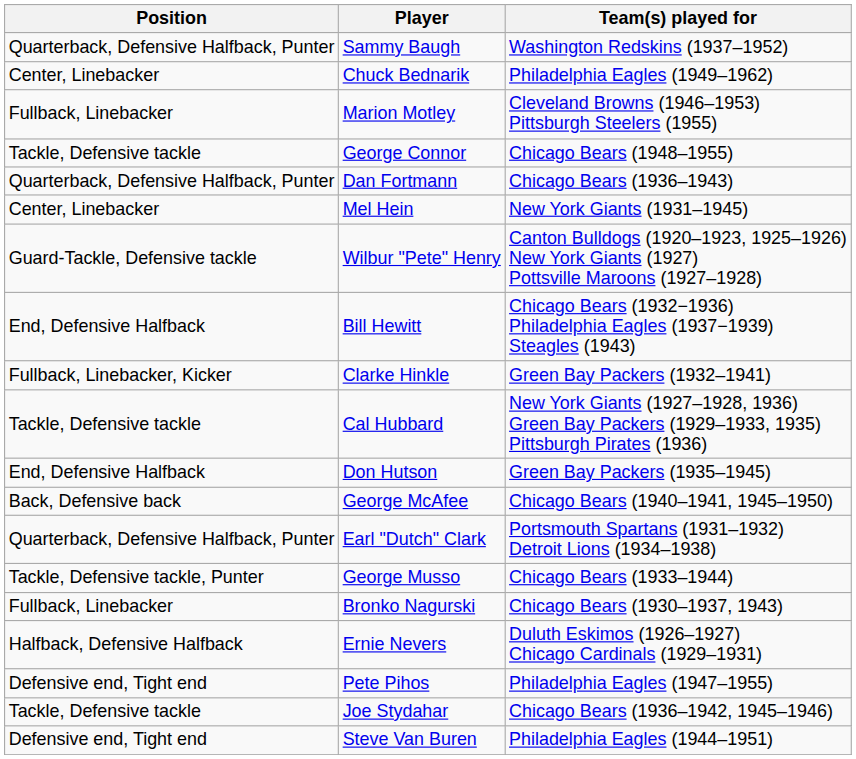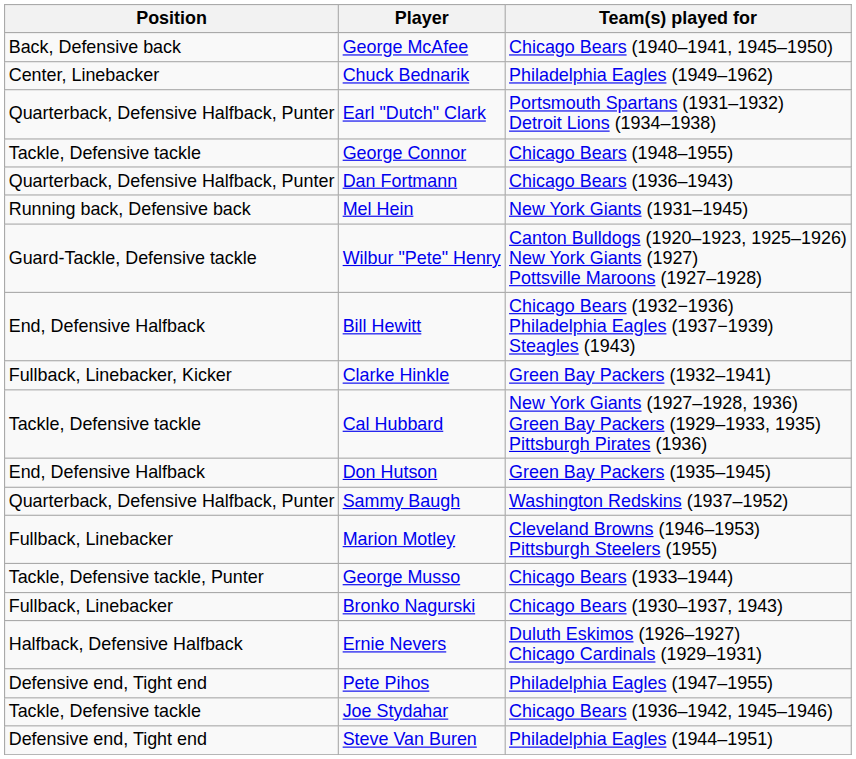rows swapped: (401, 47) <-> (405, 500)
rows swapped: (414, 539) <-> (399, 114)
(84, 209) Center, Linebacker -> (130, 209) Running back, Defensive back
